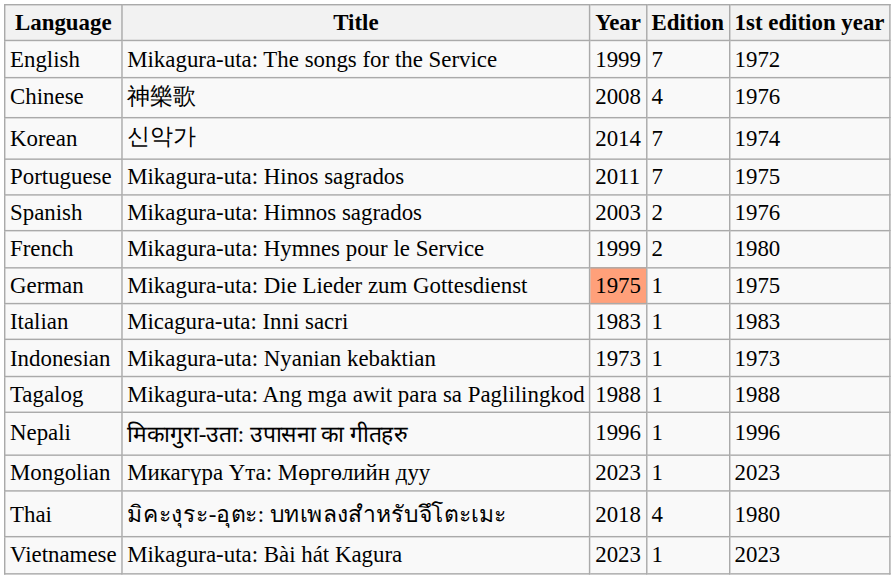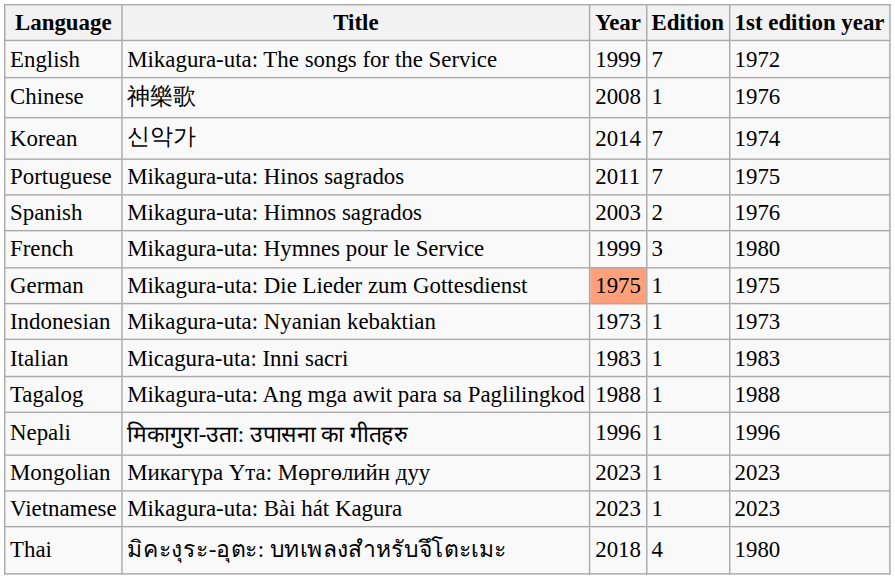(657, 97) 4 -> (657, 97) 1
(657, 248) 2 -> (657, 248) 3
rows swapped: (39, 321) <-> (60, 357)
rows swapped: (63, 554) <-> (31, 513)
